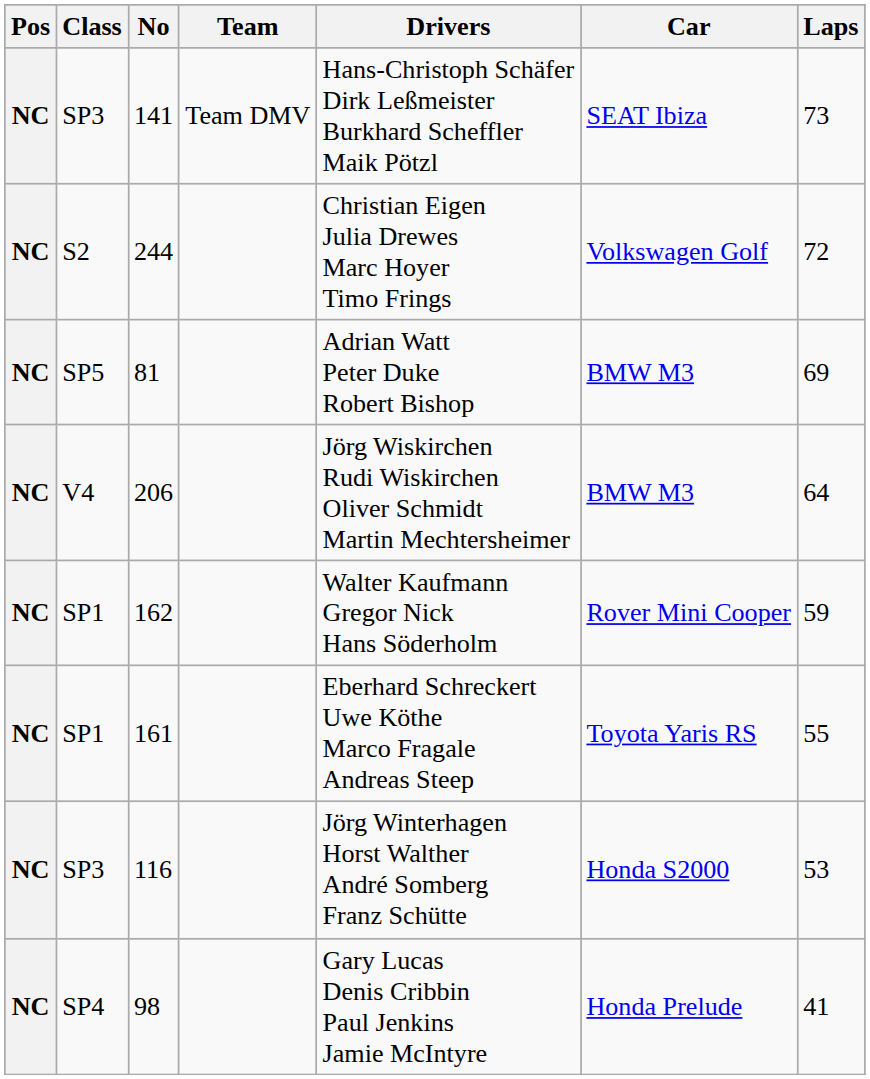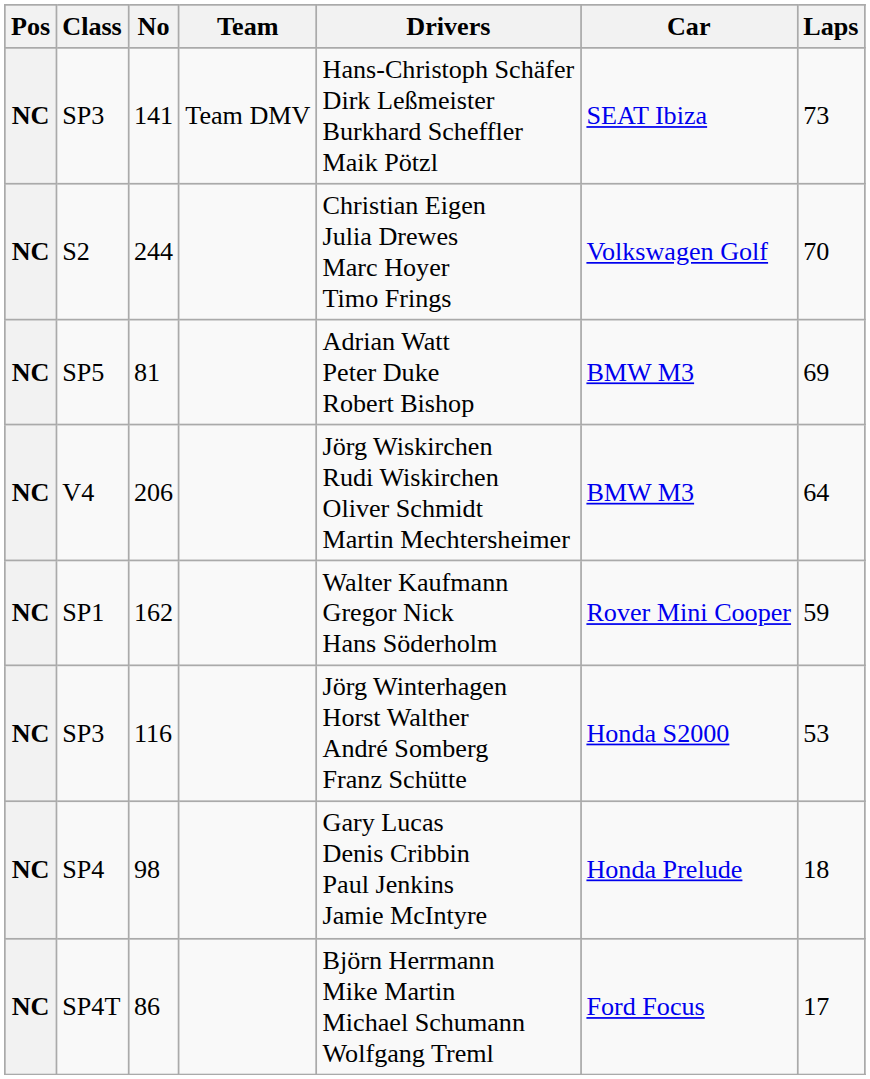(816, 251) 72 -> (816, 251) 70
- row: (154, 733)
(816, 1005) 41 -> (816, 869) 18
+ row: (147, 1005)
